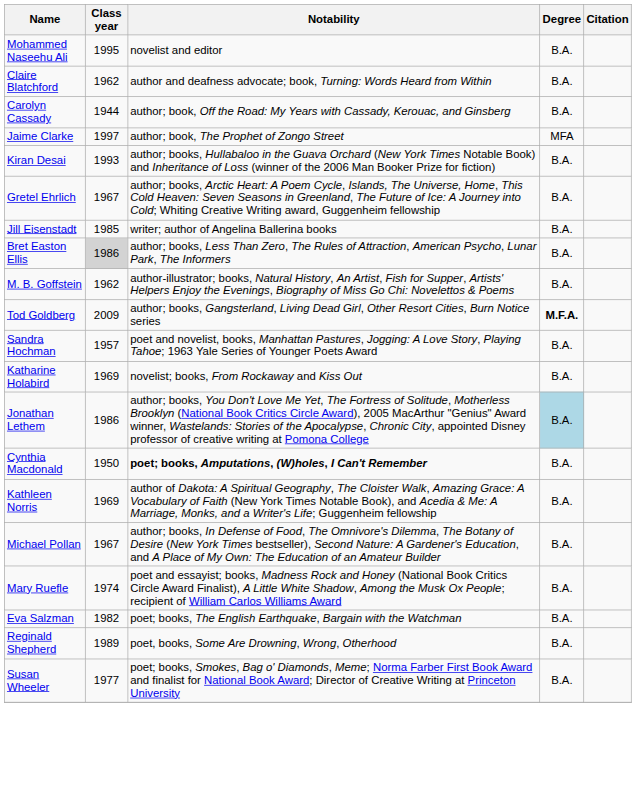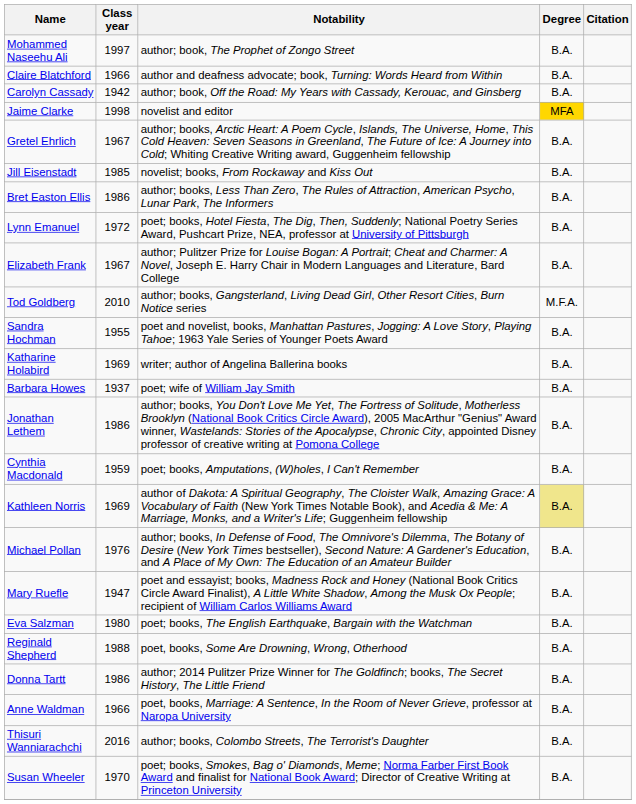(106, 50) 1995 -> (117, 50) 1997
(176, 50) novelist and editor -> (247, 50) author; book, The Prophet of Zongo Street
(106, 81) 1962 -> (117, 75) 1966
(106, 112) 1944 -> (117, 93) 1942
(106, 136) 1997 -> (117, 111) 1998
(237, 136) author; book, The Prophet of Zongo Street -> (187, 111) novelist and editor
(562, 136) no background -> (562, 111) gold background
- row: (36, 161)
(233, 229) writer; author of Angelina Ballerina books -> (257, 172) novelist; books, From Rockaway and Kiss Out
(106, 253) lightgrey background -> (117, 197) no background
+ row: (43, 227)
+ row: (46, 265)
- row: (44, 284)
(106, 315) 2009 -> (117, 302) 2010
(562, 315) bold -> (562, 302) normal
(106, 345) 1957 -> (117, 333) 1955
(246, 376) novelist; books, From Rockaway and Kiss Out -> (244, 363) writer; author of Angelina Ballerina books
+ row: (46, 388)
(562, 420) lightblue background -> (562, 425) no background
(106, 463) 1950 -> (117, 469) 1959
(279, 463) bold -> (280, 469) normal
(562, 501) no background -> (562, 506) khaki background
(106, 544) 1967 -> (117, 549) 1976
(106, 588) 1974 -> (117, 593) 1947
(106, 618) 1982 -> (117, 624) 1980
(106, 643) 1989 -> (117, 648) 1988
+ row: (36, 679)
+ row: (46, 710)
+ row: (44, 740)
(106, 680) 1977 -> (117, 778) 1970
